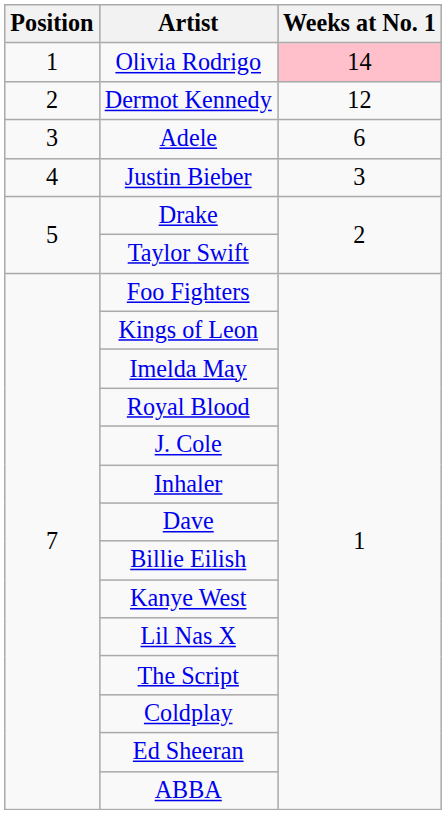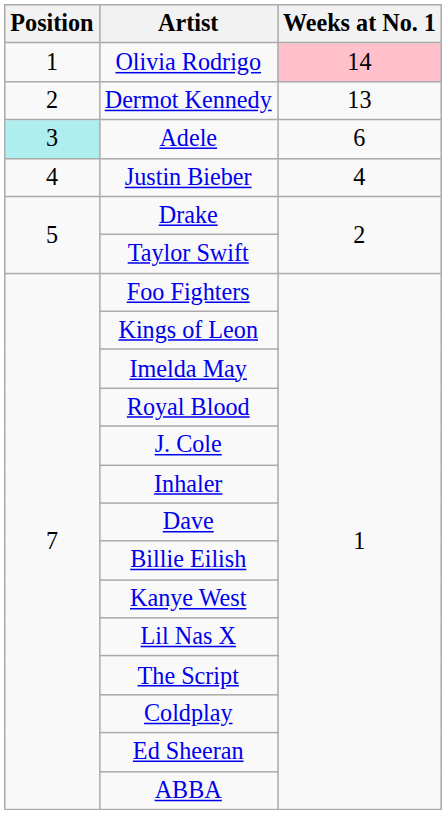(359, 100) 12 -> (359, 100) 13
(52, 138) no background -> (52, 138) paleturquoise background
(359, 176) 3 -> (359, 176) 4
